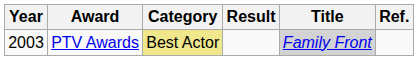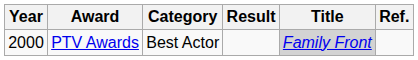(26, 42) 2003 -> (26, 42) 2000
(183, 42) khaki background -> (183, 42) no background
